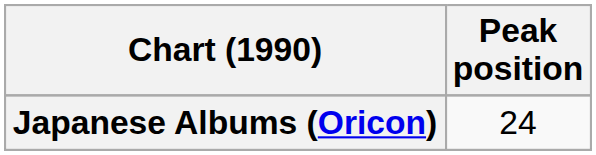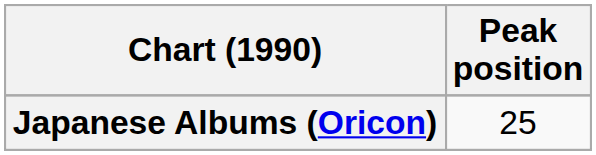(518, 122) 24 -> (518, 122) 25
